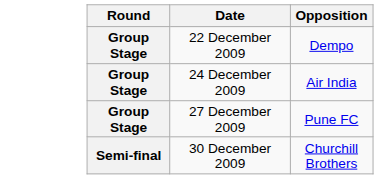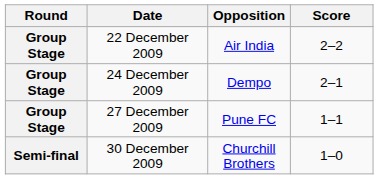+ column: (331, 16)
(331, 45) Dempo -> (249, 45) Air India
(331, 82) Air India -> (249, 82) Dempo
